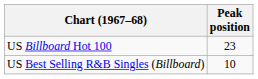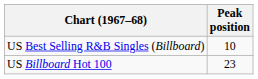rows swapped: (59, 45) <-> (106, 64)
